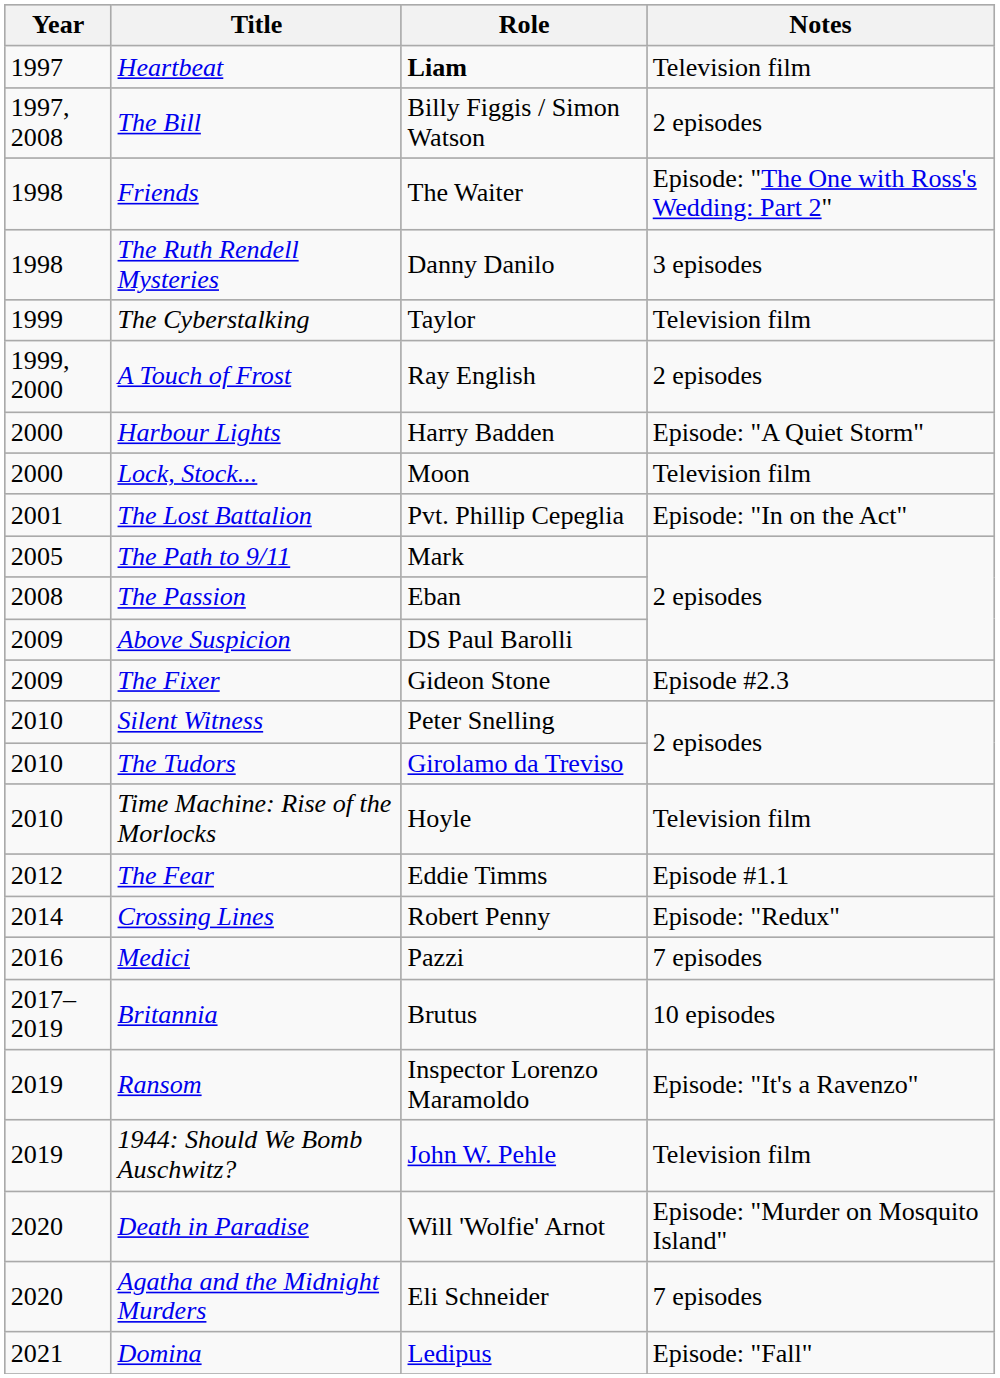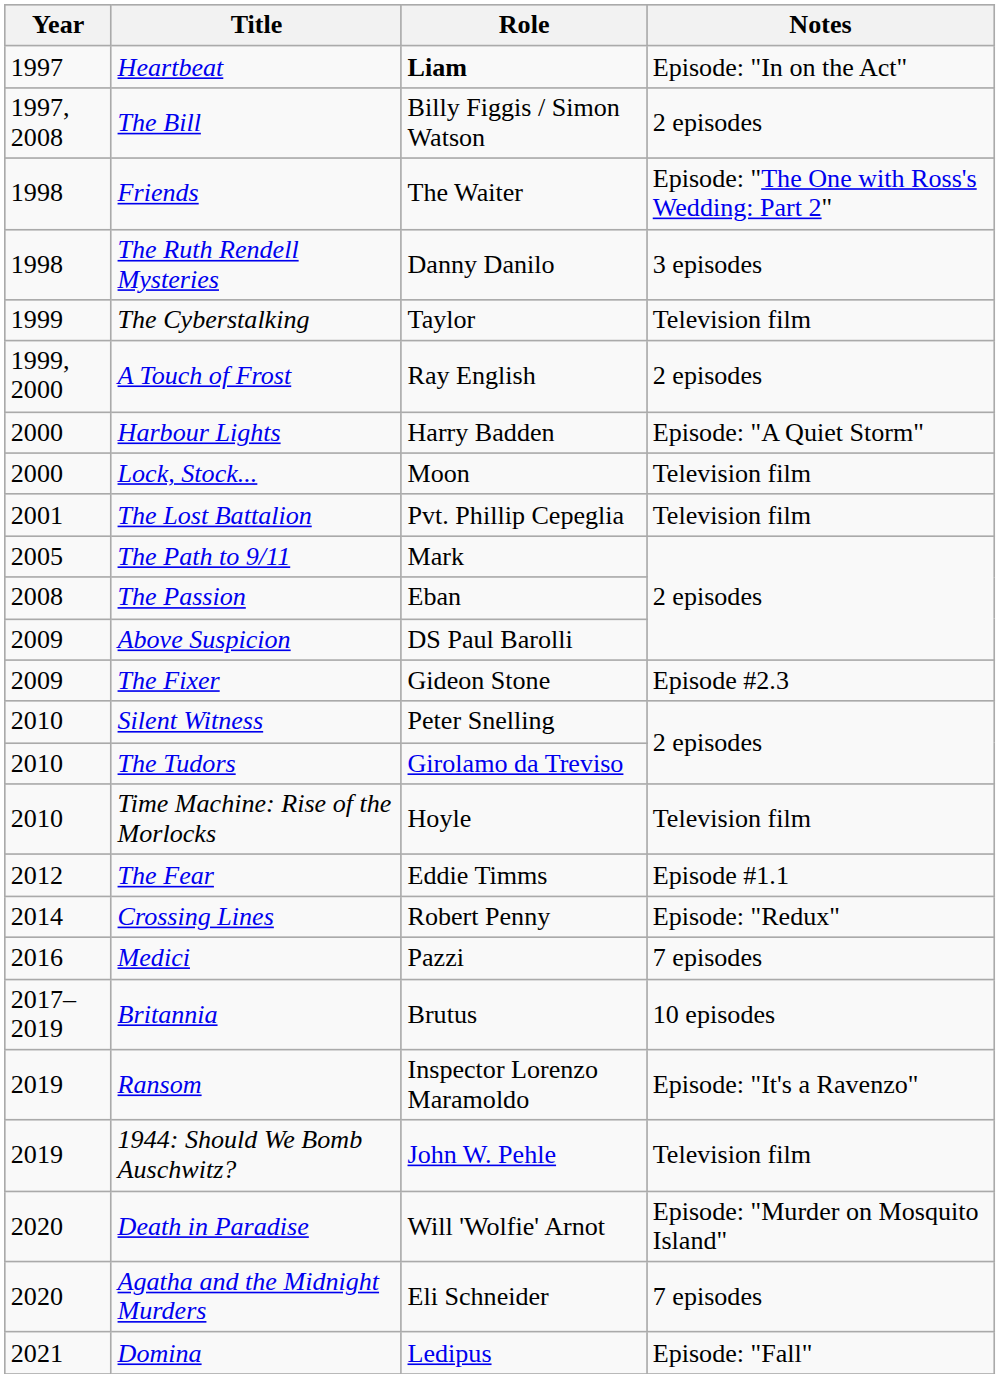(732, 66) Television film -> (780, 66) Episode: "In on the Act"
(780, 514) Episode: "In on the Act" -> (732, 514) Television film
